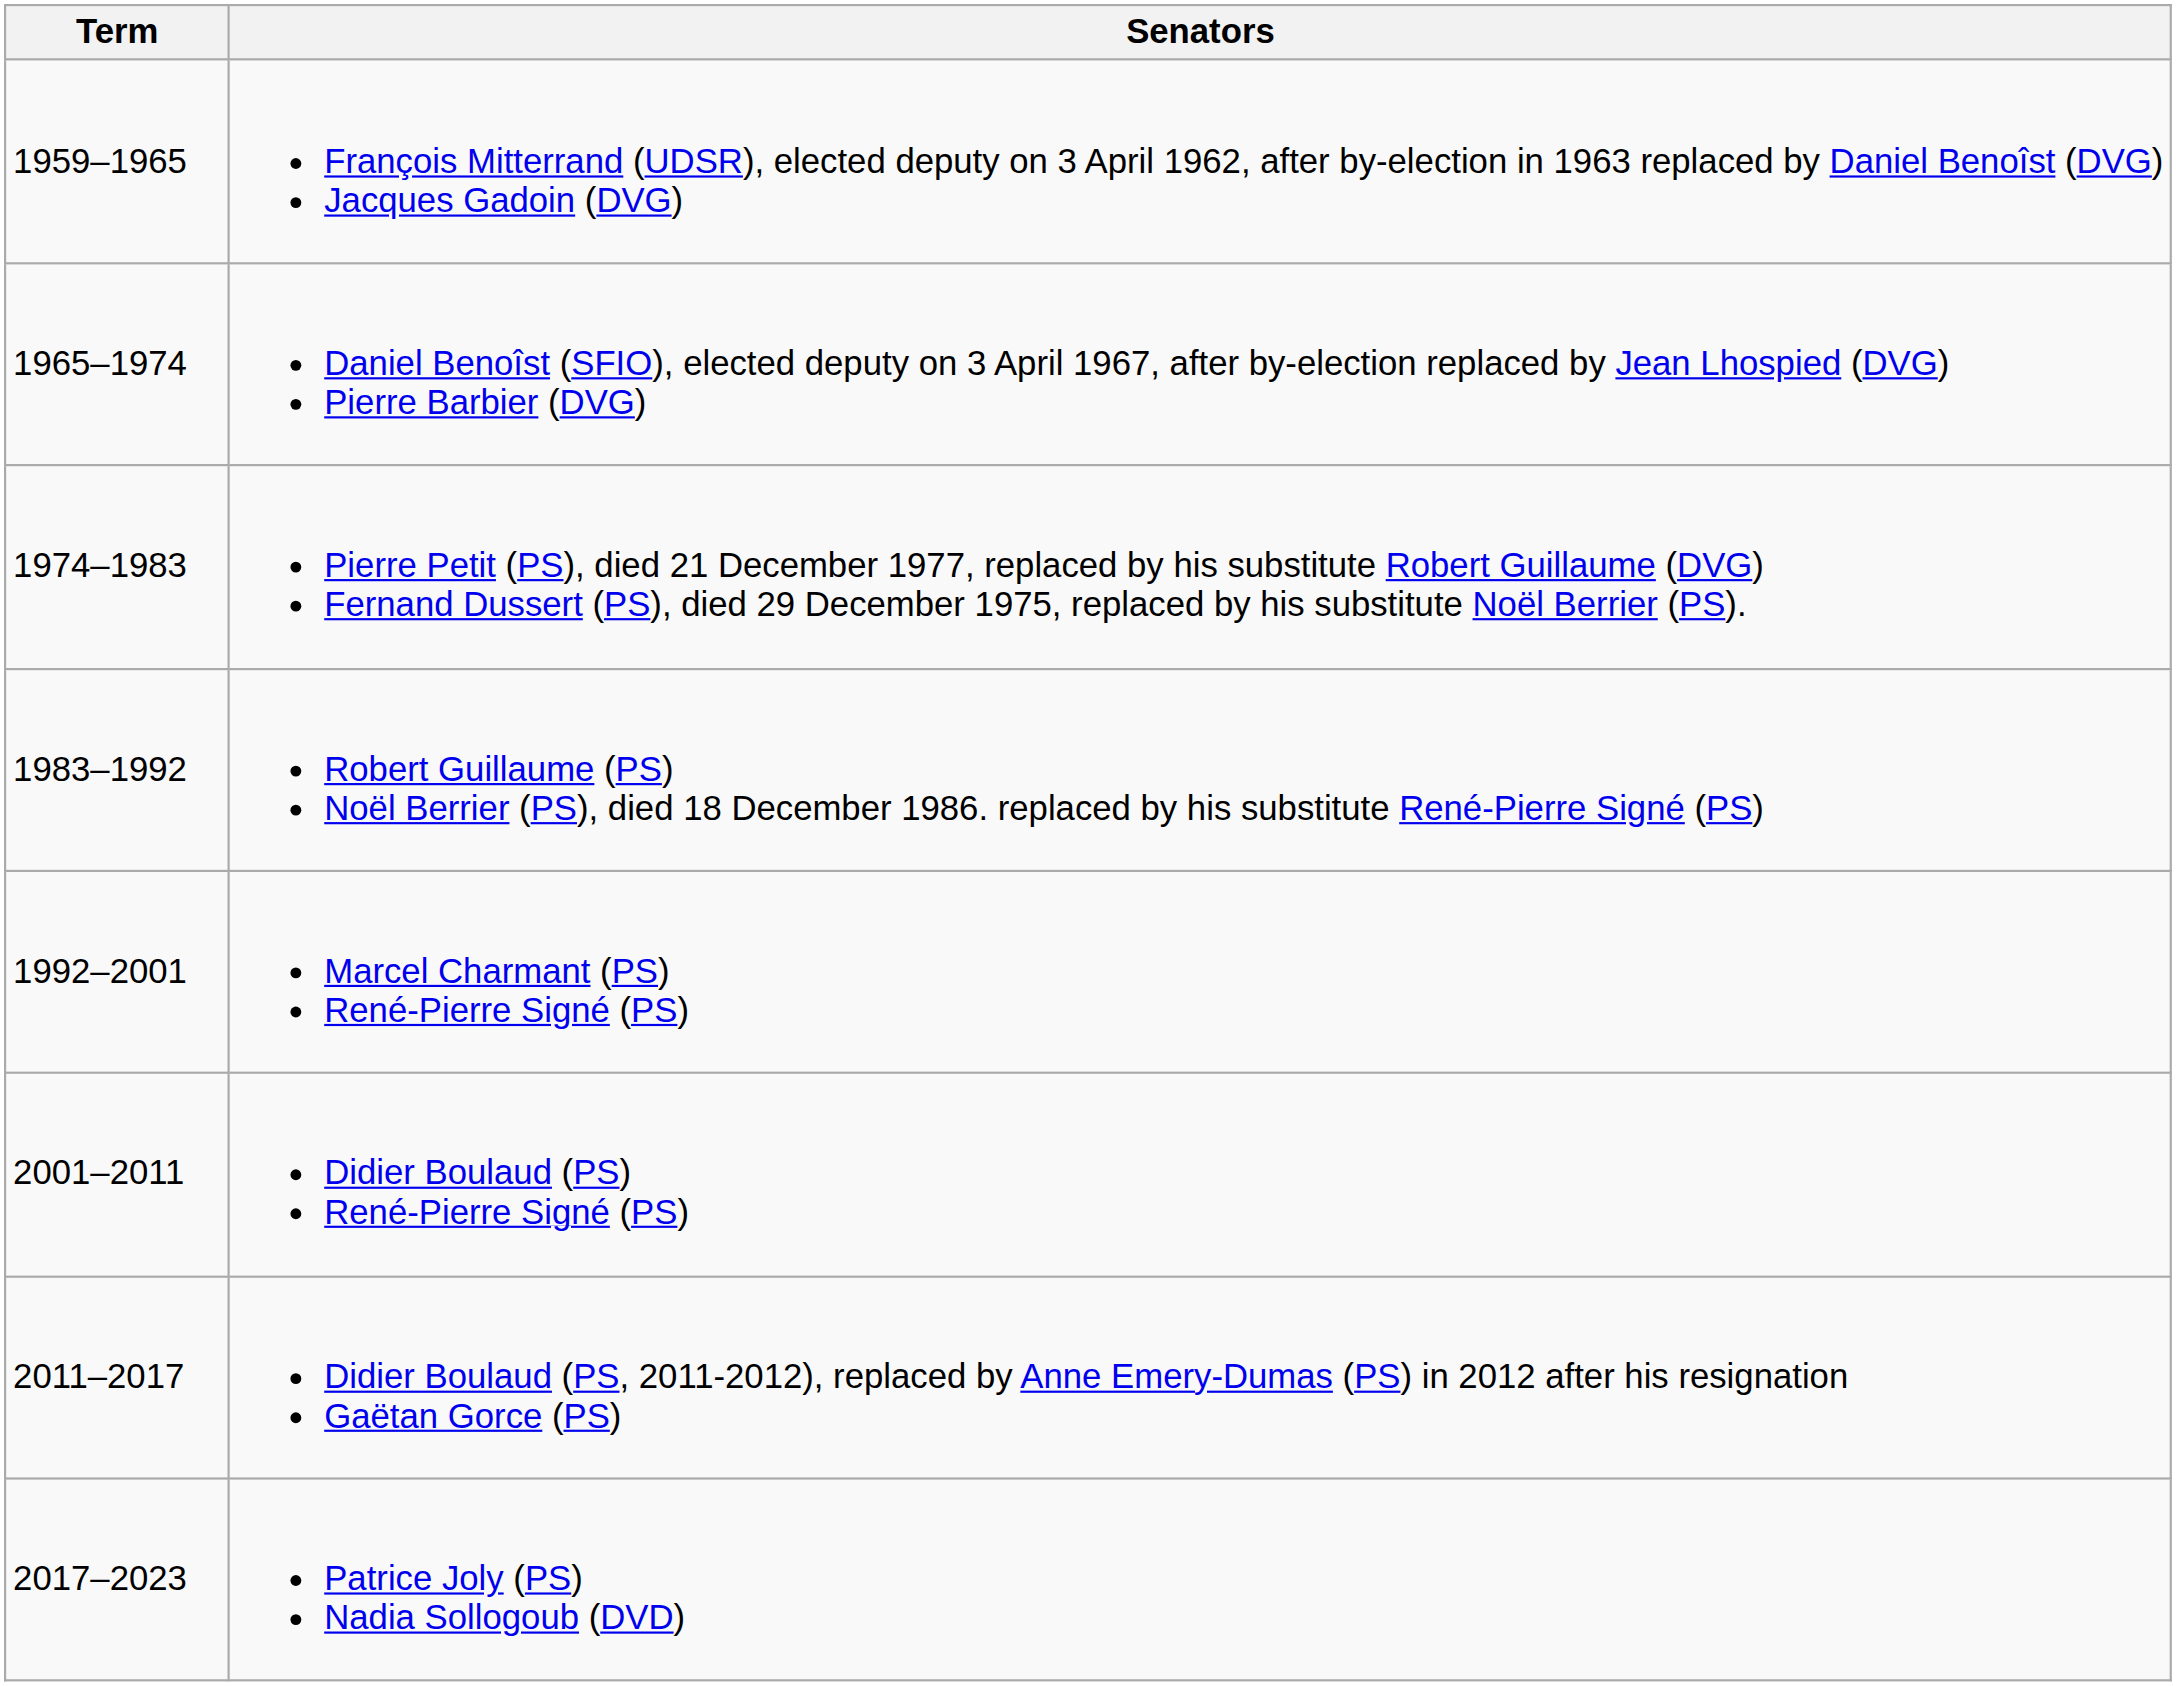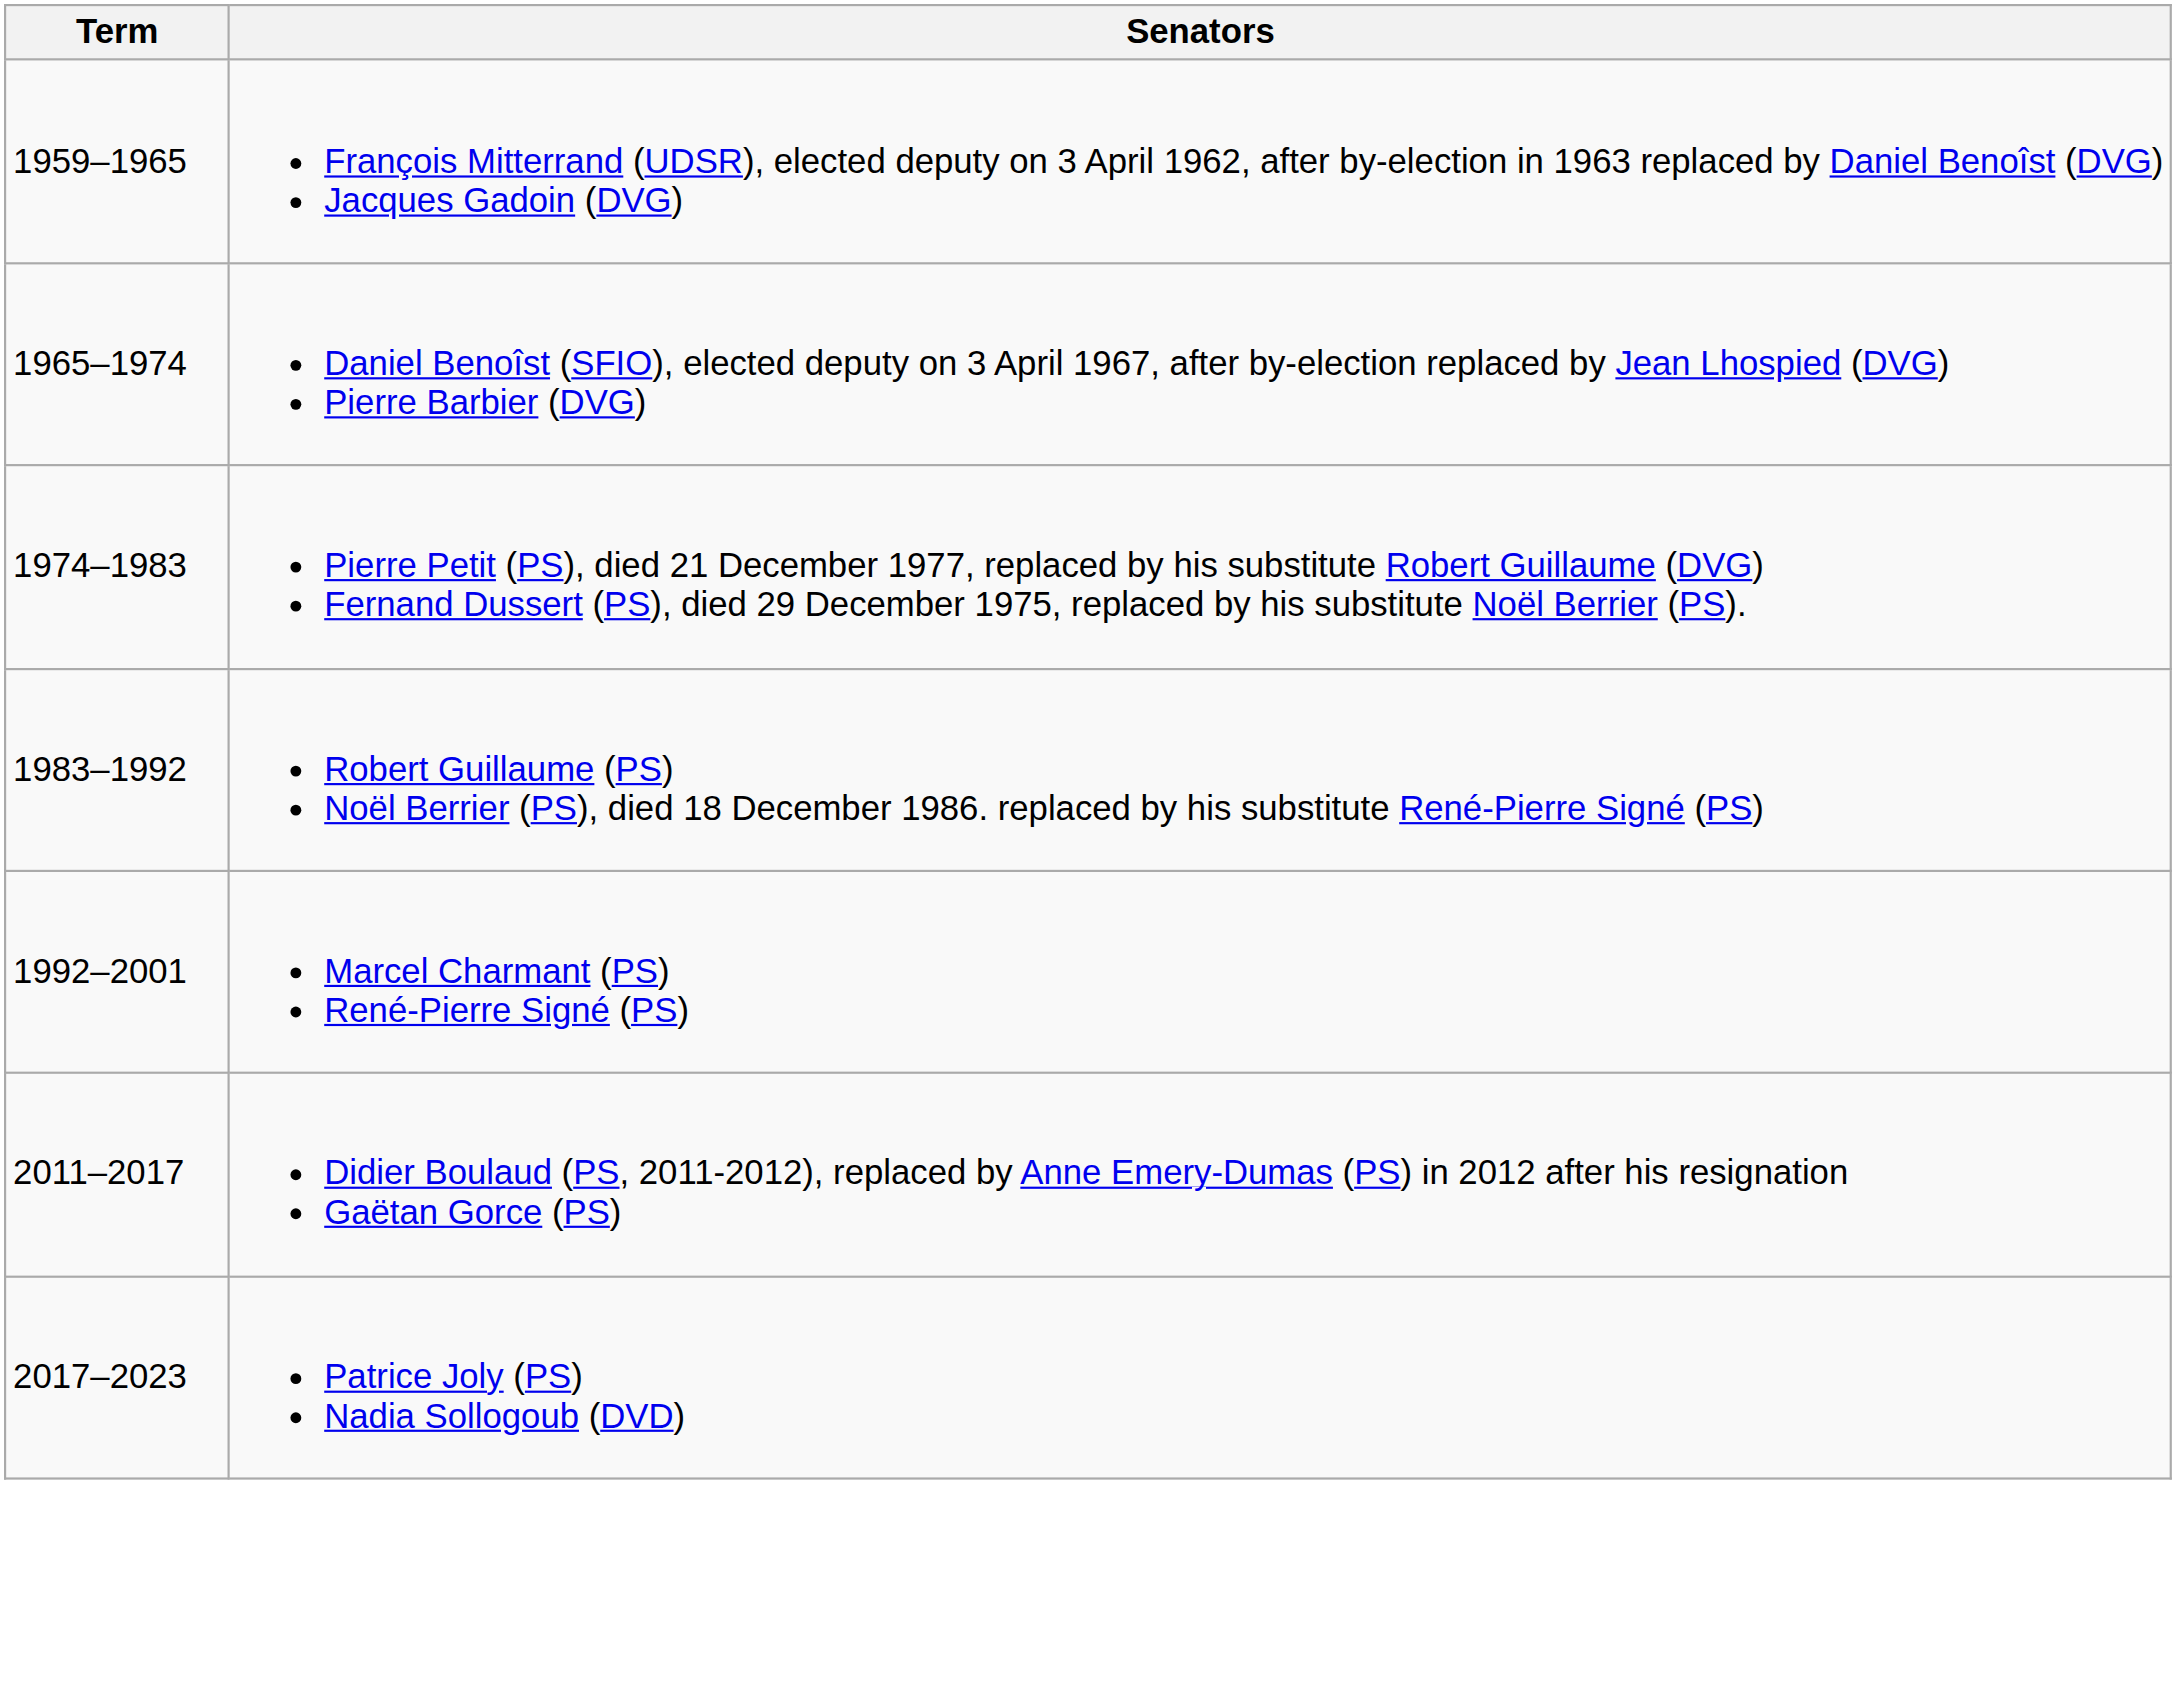- row: (1200, 1194)
